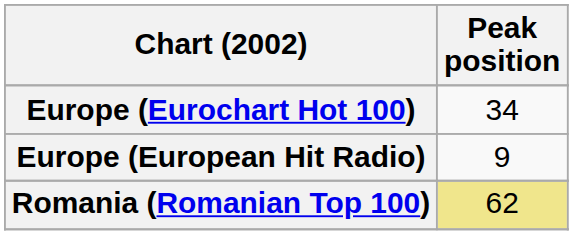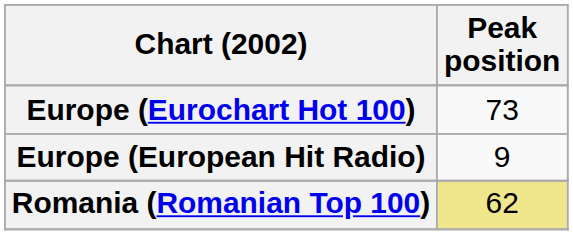(502, 109) 34 -> (502, 109) 73
